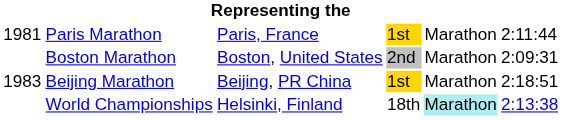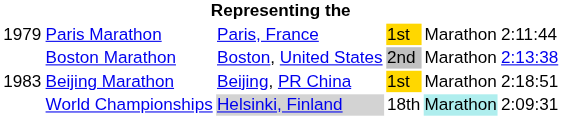(22, 34) 1981 -> (22, 34) 1979
(530, 57) 2:09:31 -> (530, 57) 2:13:38
(280, 104) no background -> (280, 104) lightgrey background
(530, 104) 2:13:38 -> (530, 104) 2:09:31
